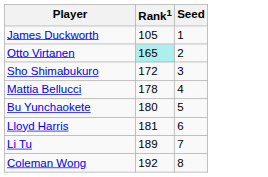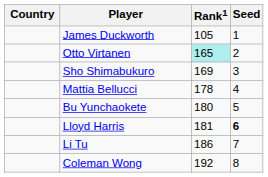+ column: (32, 15)
(148, 71) 172 -> (204, 71) 169
(180, 126) normal -> (236, 126) bold
(148, 144) 189 -> (204, 144) 186
